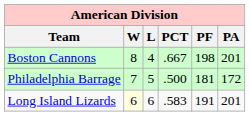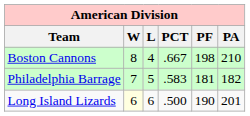(231, 57) 201 -> (231, 57) 210
(175, 79) .500 -> (175, 79) .583
(231, 79) 172 -> (231, 79) 182
(175, 100) .583 -> (175, 100) .500
(205, 100) 191 -> (205, 100) 190
